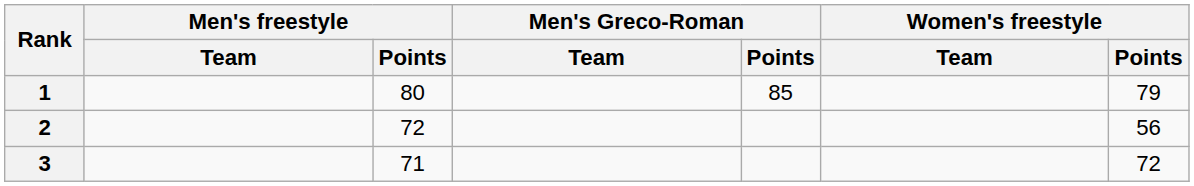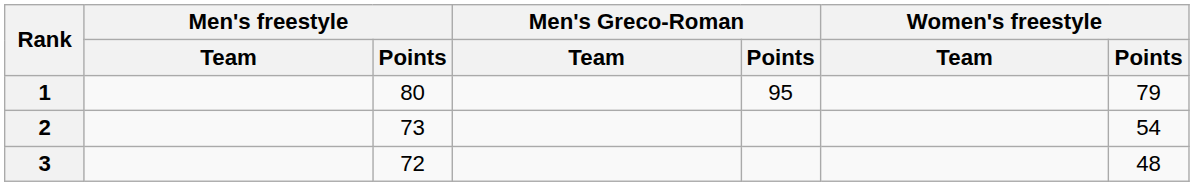(781, 92) 85 -> (781, 92) 95
(413, 127) 72 -> (413, 127) 73
(1149, 127) 56 -> (1149, 127) 54
(413, 163) 71 -> (413, 163) 72
(1149, 163) 72 -> (1149, 163) 48
